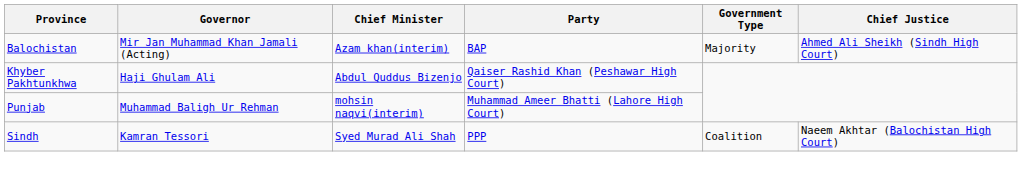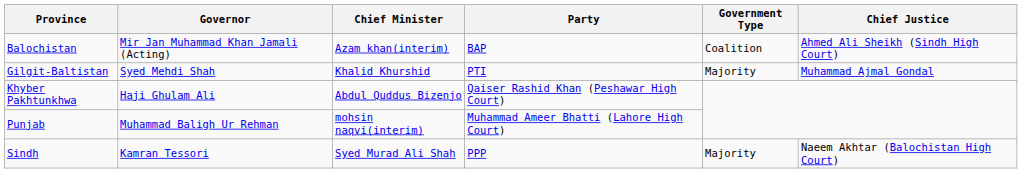(730, 48) Majority -> (734, 48) Coalition
+ row: (58, 72)
(734, 136) Coalition -> (730, 153) Majority
